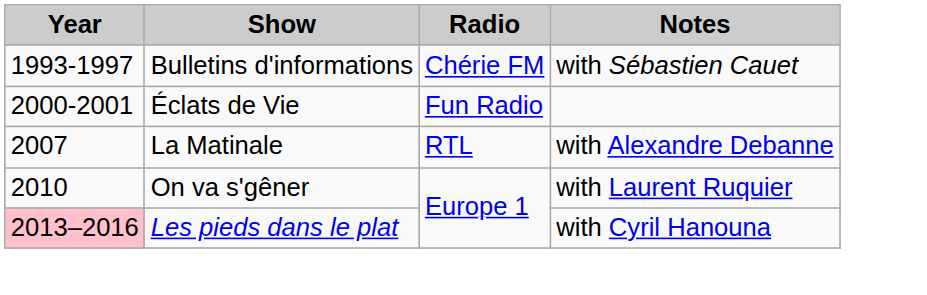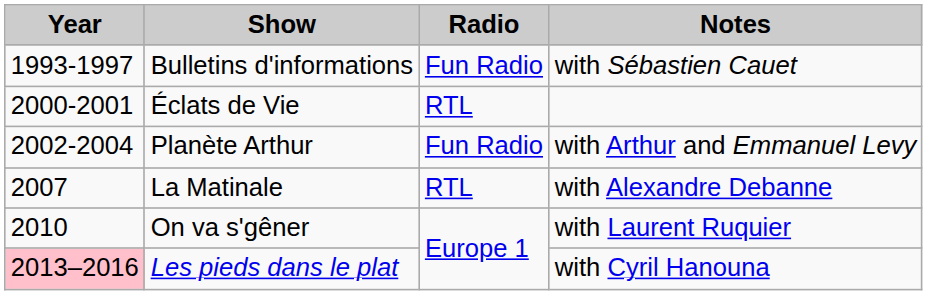(485, 65) Chérie FM -> (484, 65) Fun Radio
(484, 106) Fun Radio -> (449, 106) RTL
+ row: (232, 146)
